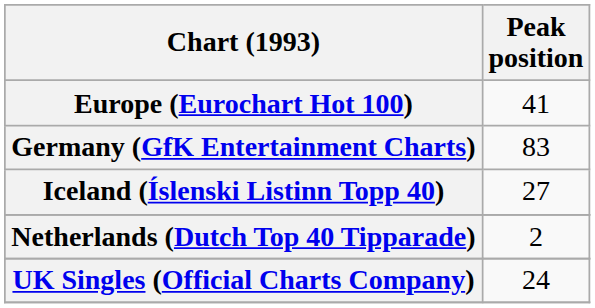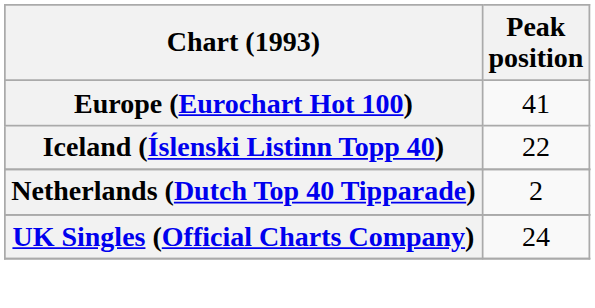- row: (243, 147)
(536, 191) 27 -> (536, 147) 22
